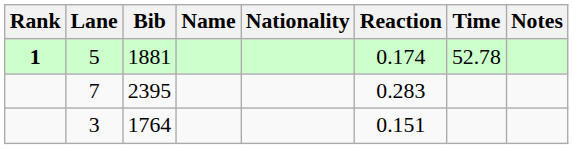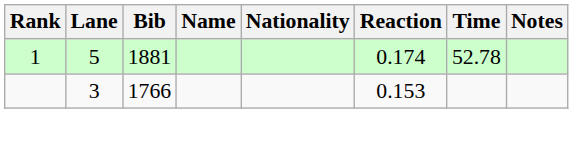(35, 56) bold -> (35, 56) normal
- row: (94, 90)
(149, 125) 1764 -> (149, 90) 1766
(401, 125) 0.151 -> (401, 90) 0.153
